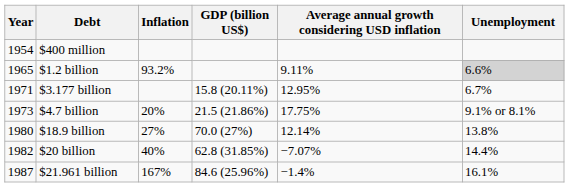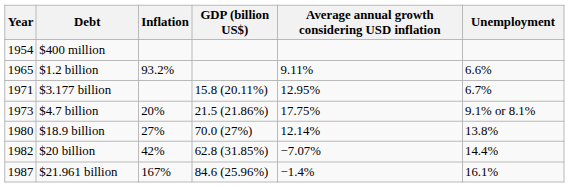(478, 70) lightgrey background -> (478, 70) no background
(153, 151) 40% -> (153, 151) 42%
